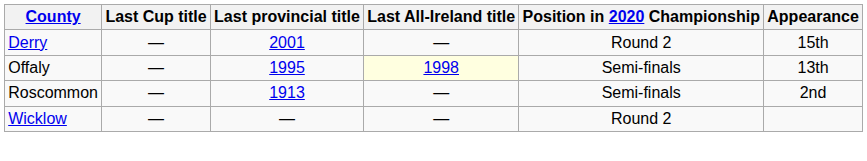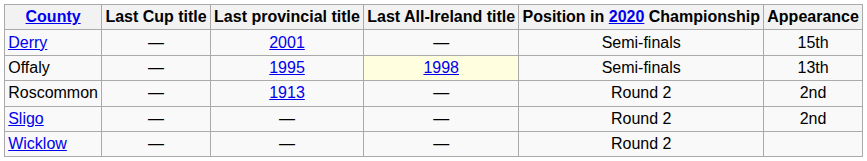(641, 42) Round 2 -> (641, 42) Semi-finals
(641, 93) Semi-finals -> (641, 93) Round 2
+ row: (26, 118)
